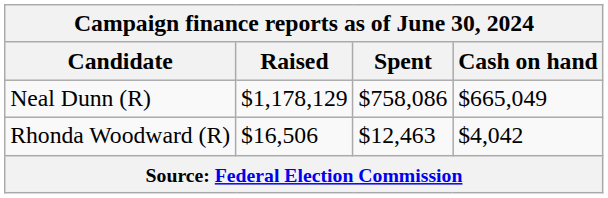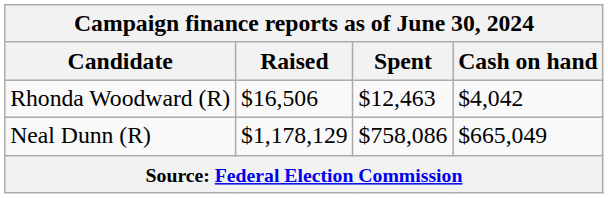rows swapped: (81, 98) <-> (120, 135)
